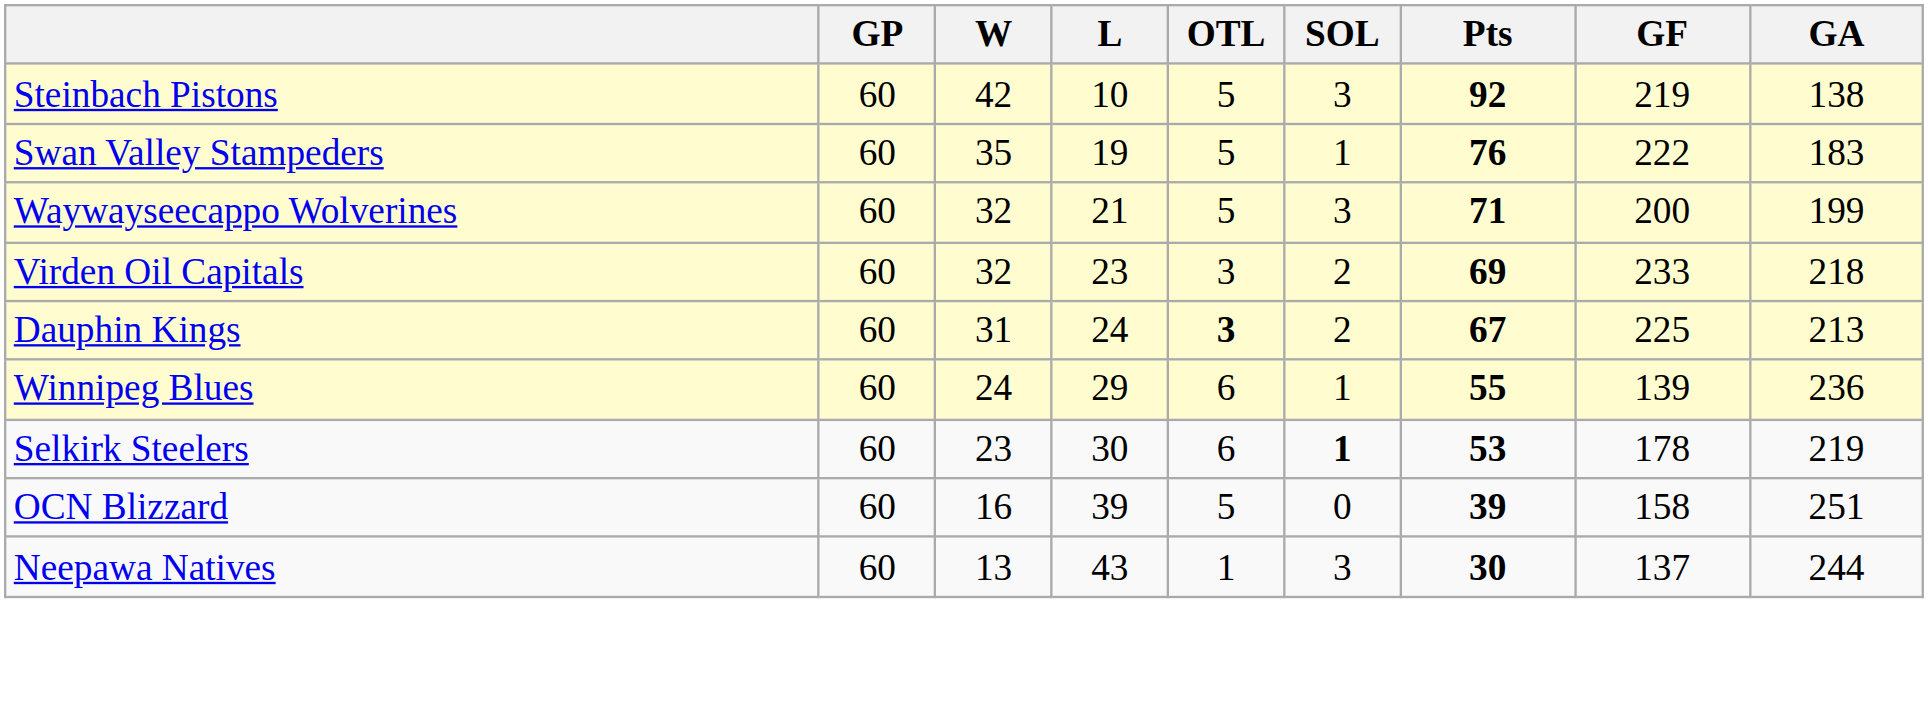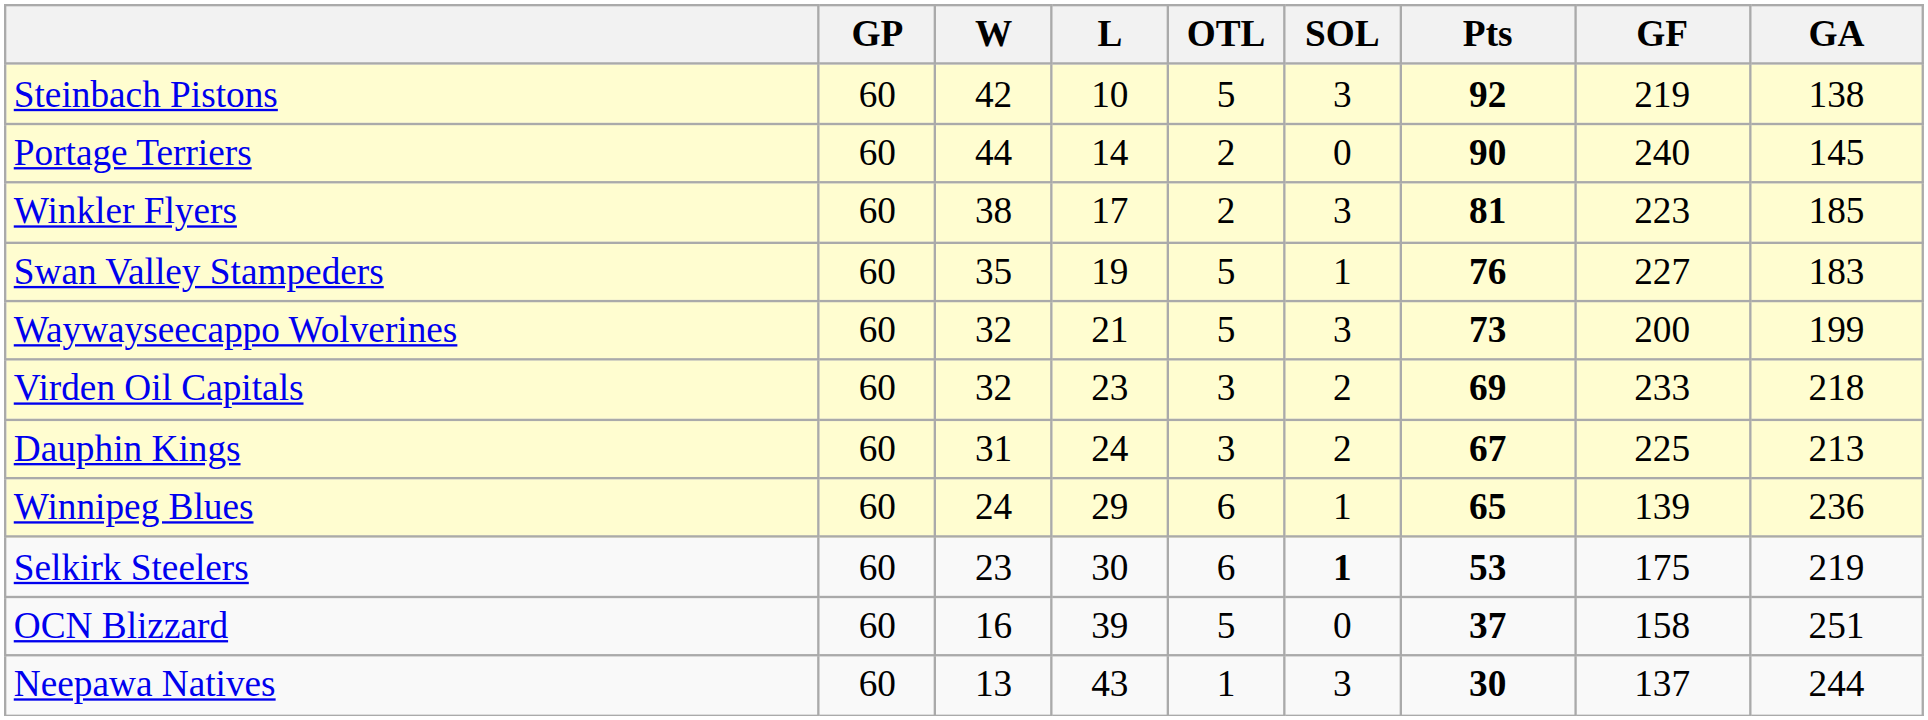+ row: (133, 152)
+ row: (125, 211)
(1662, 152) 222 -> (1662, 270) 227
(1488, 211) 71 -> (1488, 329) 73
(1226, 329) bold -> (1226, 447) normal
(1488, 388) 55 -> (1488, 507) 65
(1662, 447) 178 -> (1662, 566) 175
(1488, 507) 39 -> (1488, 625) 37
